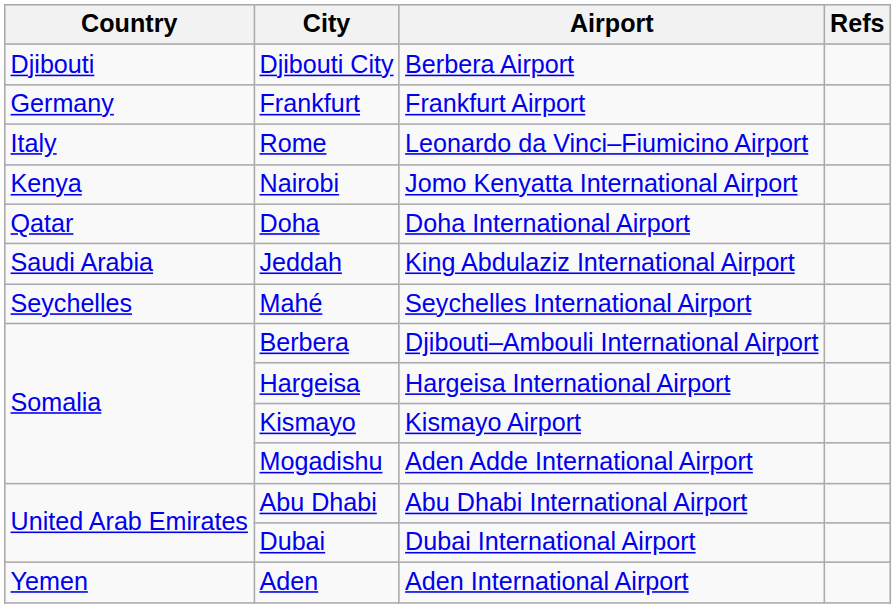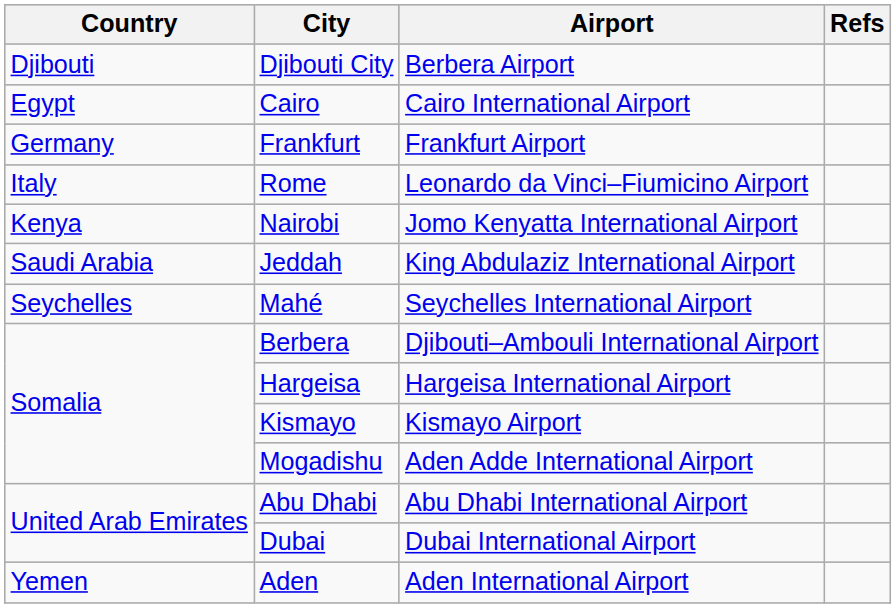+ row: (290, 104)
- row: (290, 223)
